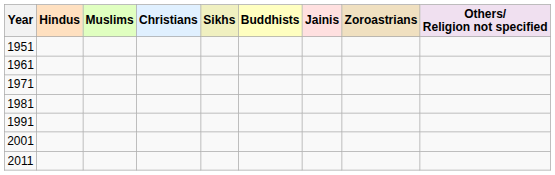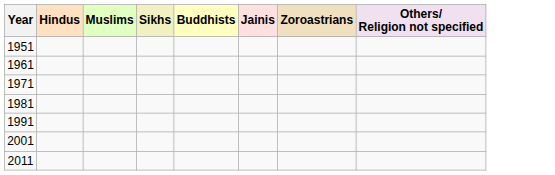- column: (168, 20)
